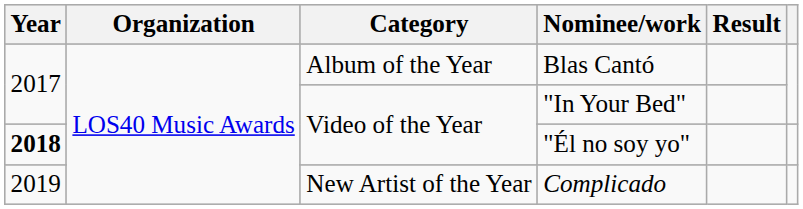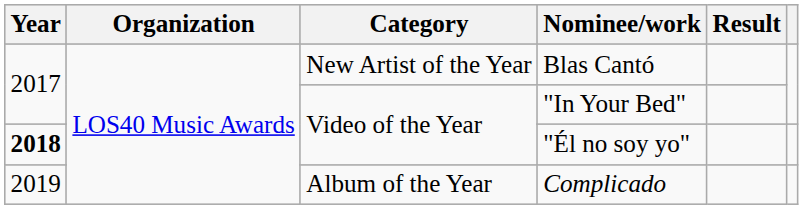(399, 64) Album of the Year -> (419, 64) New Artist of the Year
(419, 183) New Artist of the Year -> (399, 183) Album of the Year
